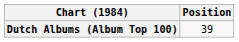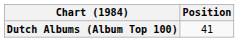(207, 29) 39 -> (207, 29) 41
